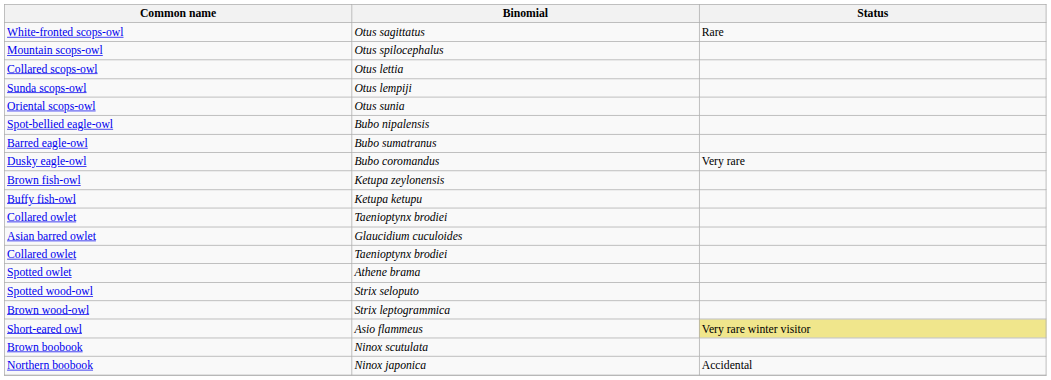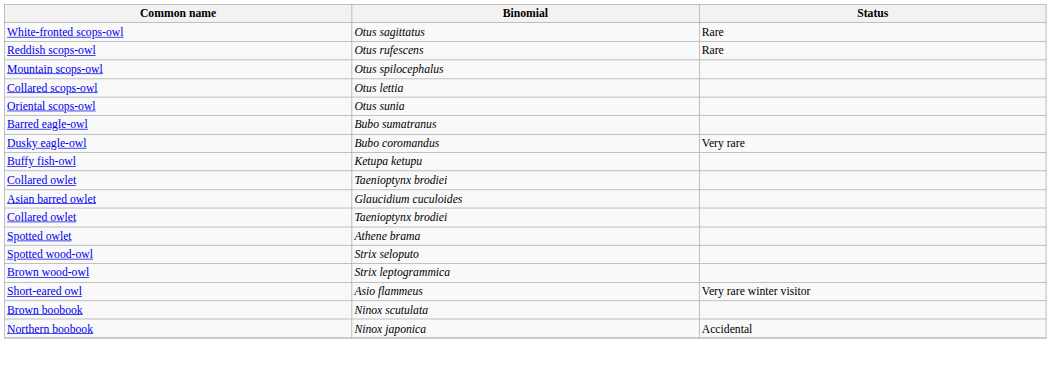+ row: (51, 50)
- row: (47, 87)
- row: (60, 124)
- row: (44, 180)
(756, 328) khaki background -> (756, 291) no background
